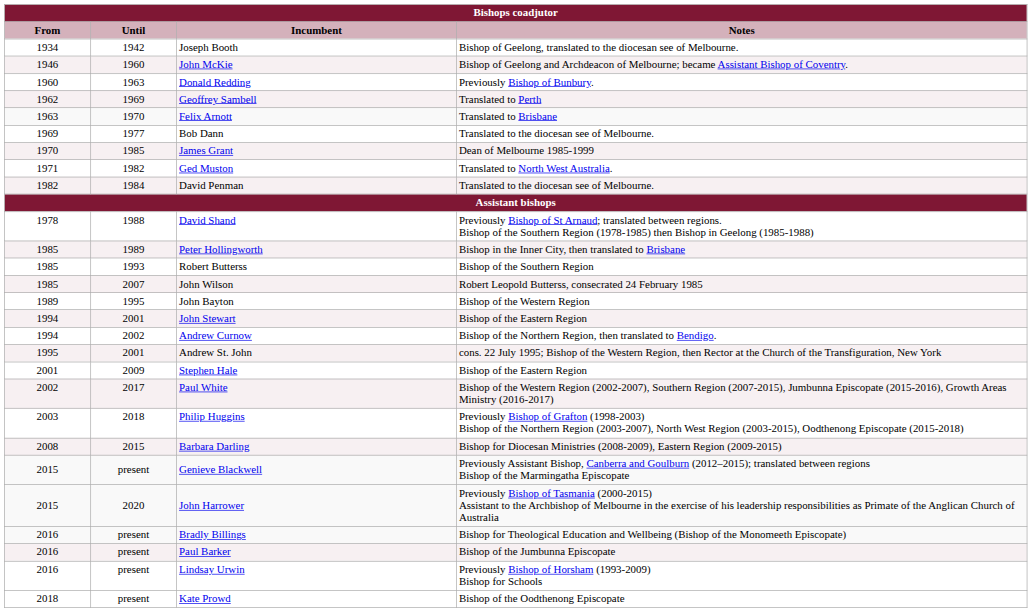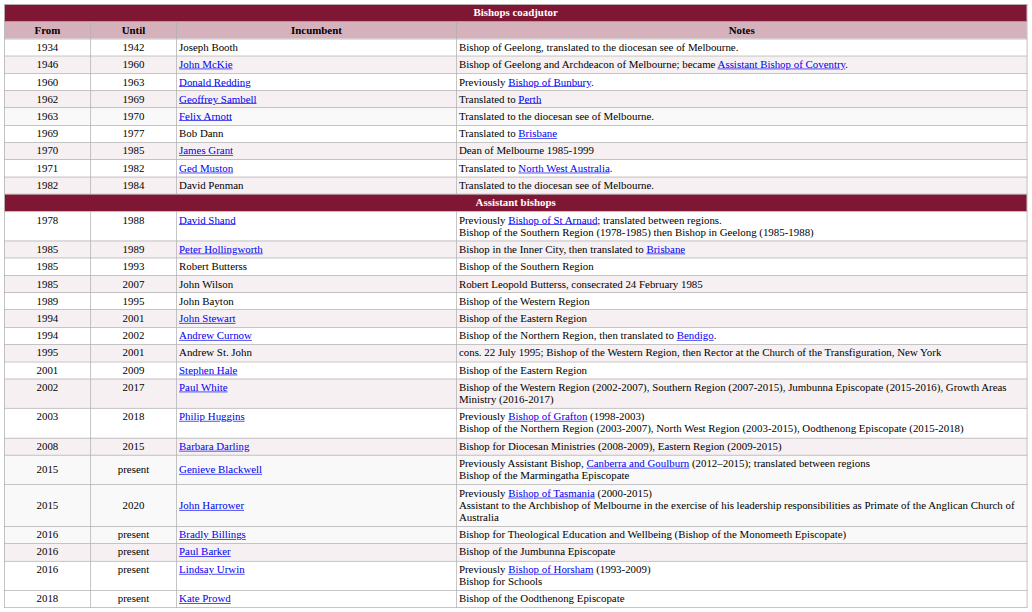(508, 116) Translated to Brisbane -> (556, 116) Translated to the diocesan see of Melbourne.
(556, 133) Translated to the diocesan see of Melbourne. -> (508, 133) Translated to Brisbane
